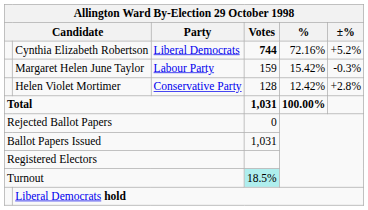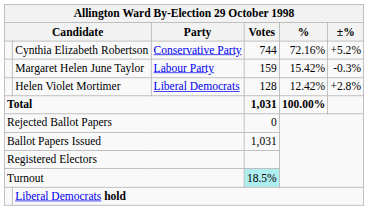(197, 50) Liberal Democrats -> (198, 50) Conservative Party
(268, 50) bold -> (268, 50) normal
(198, 86) Conservative Party -> (197, 86) Liberal Democrats
